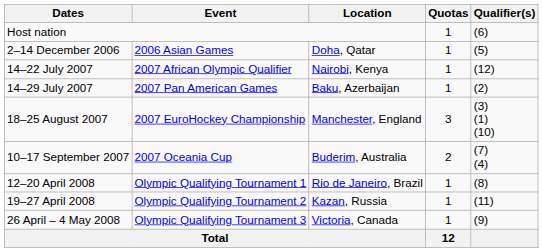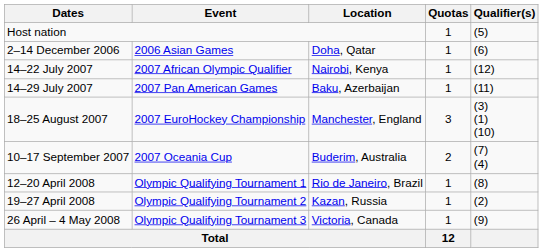(481, 32) (6) -> (481, 32) (5)
(481, 50) (5) -> (481, 50) (6)
(481, 87) (2) -> (484, 87) (11)
(484, 201) (11) -> (481, 201) (2)
